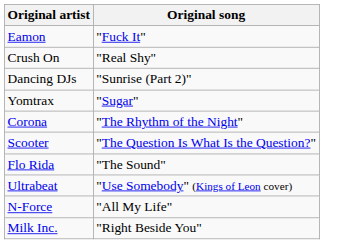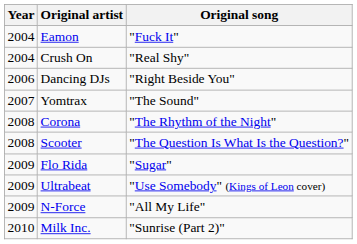+ column: (21, 15)
(144, 79) "Sunrise (Part 2)" -> (182, 79) "Right Beside You"
(117, 100) "Sugar" -> (164, 100) "The Sound"
(131, 164) "The Sound" -> (150, 164) "Sugar"
(149, 228) "Right Beside You" -> (177, 228) "Sunrise (Part 2)"
